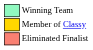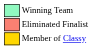rows swapped: (54, 24) <-> (55, 39)
